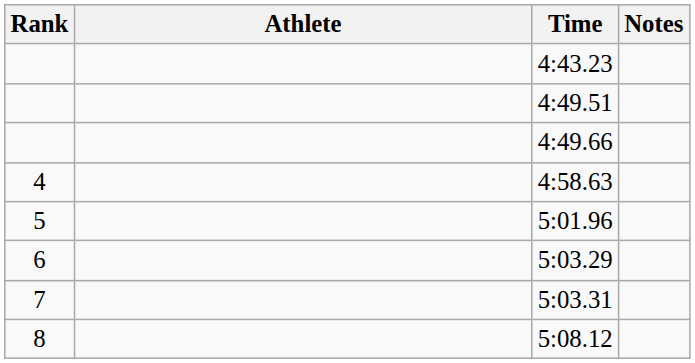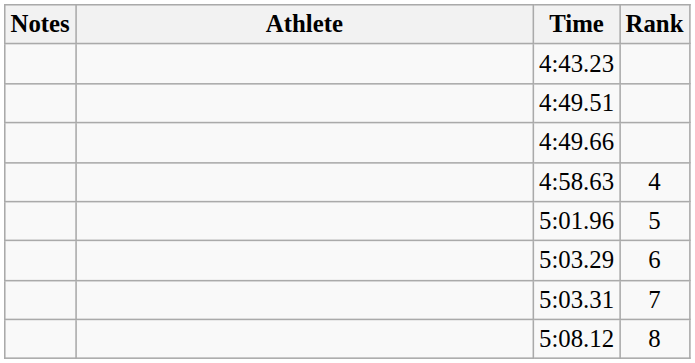columns swapped: (39, 24) <-> (654, 24)
